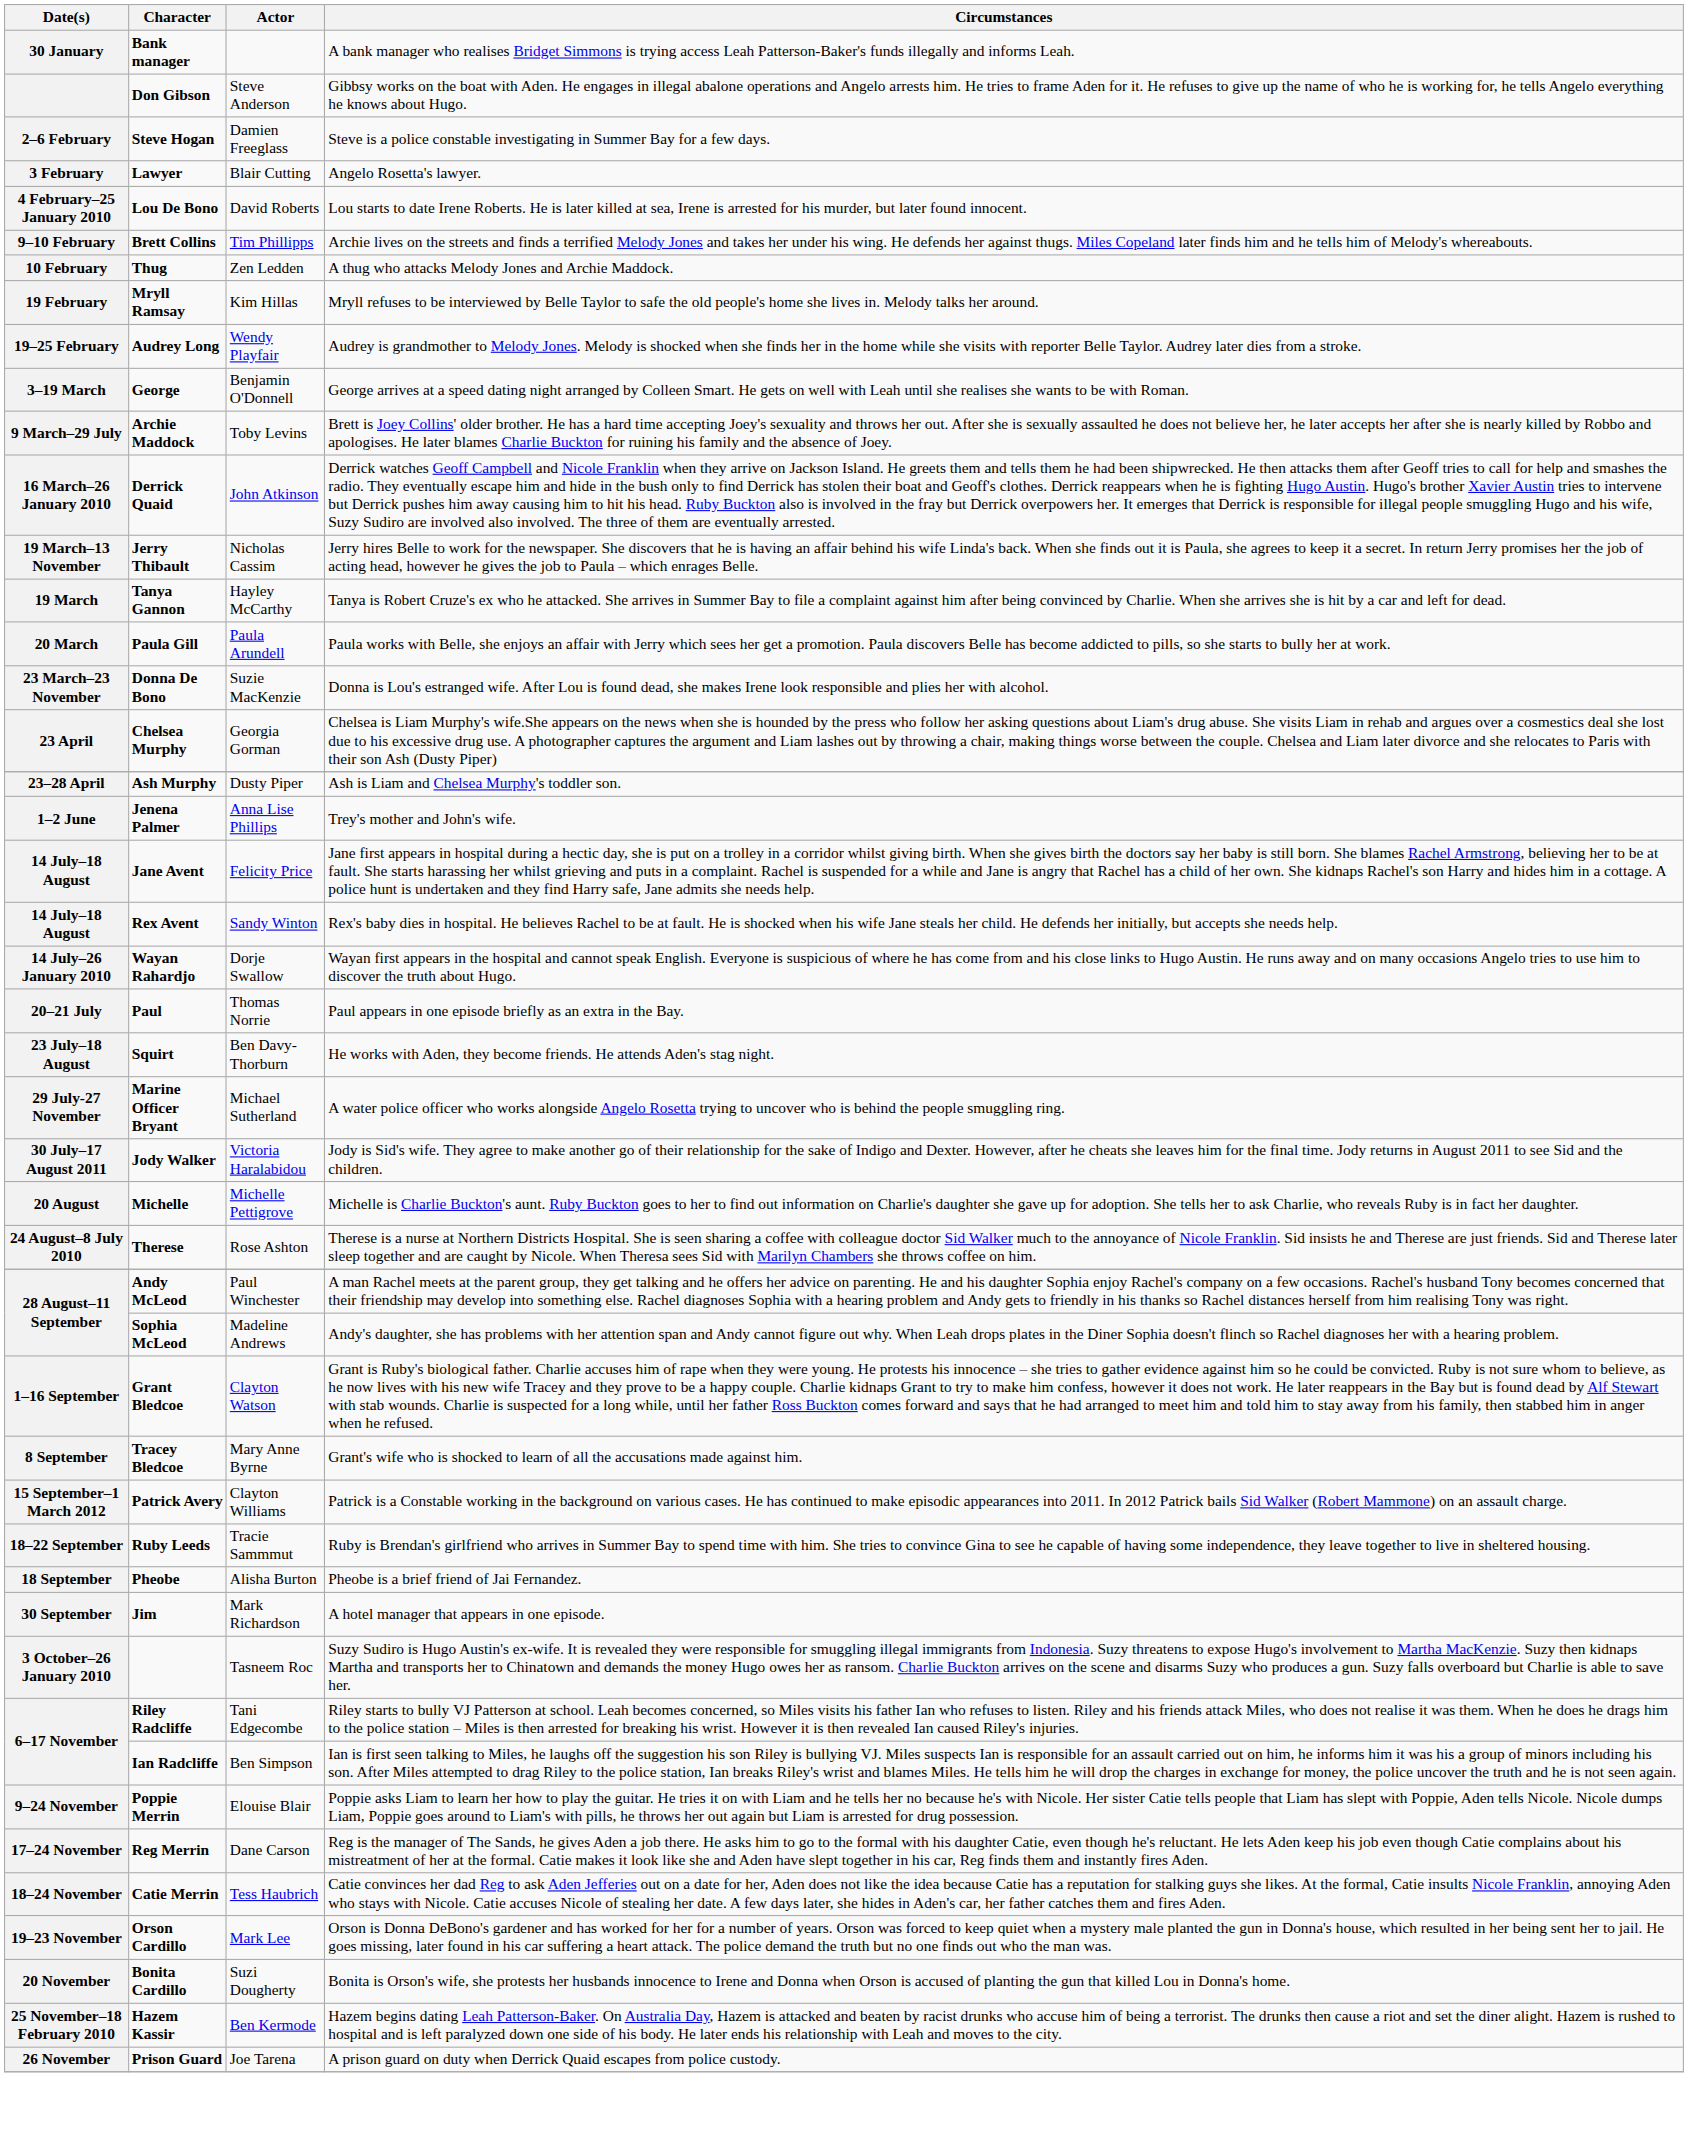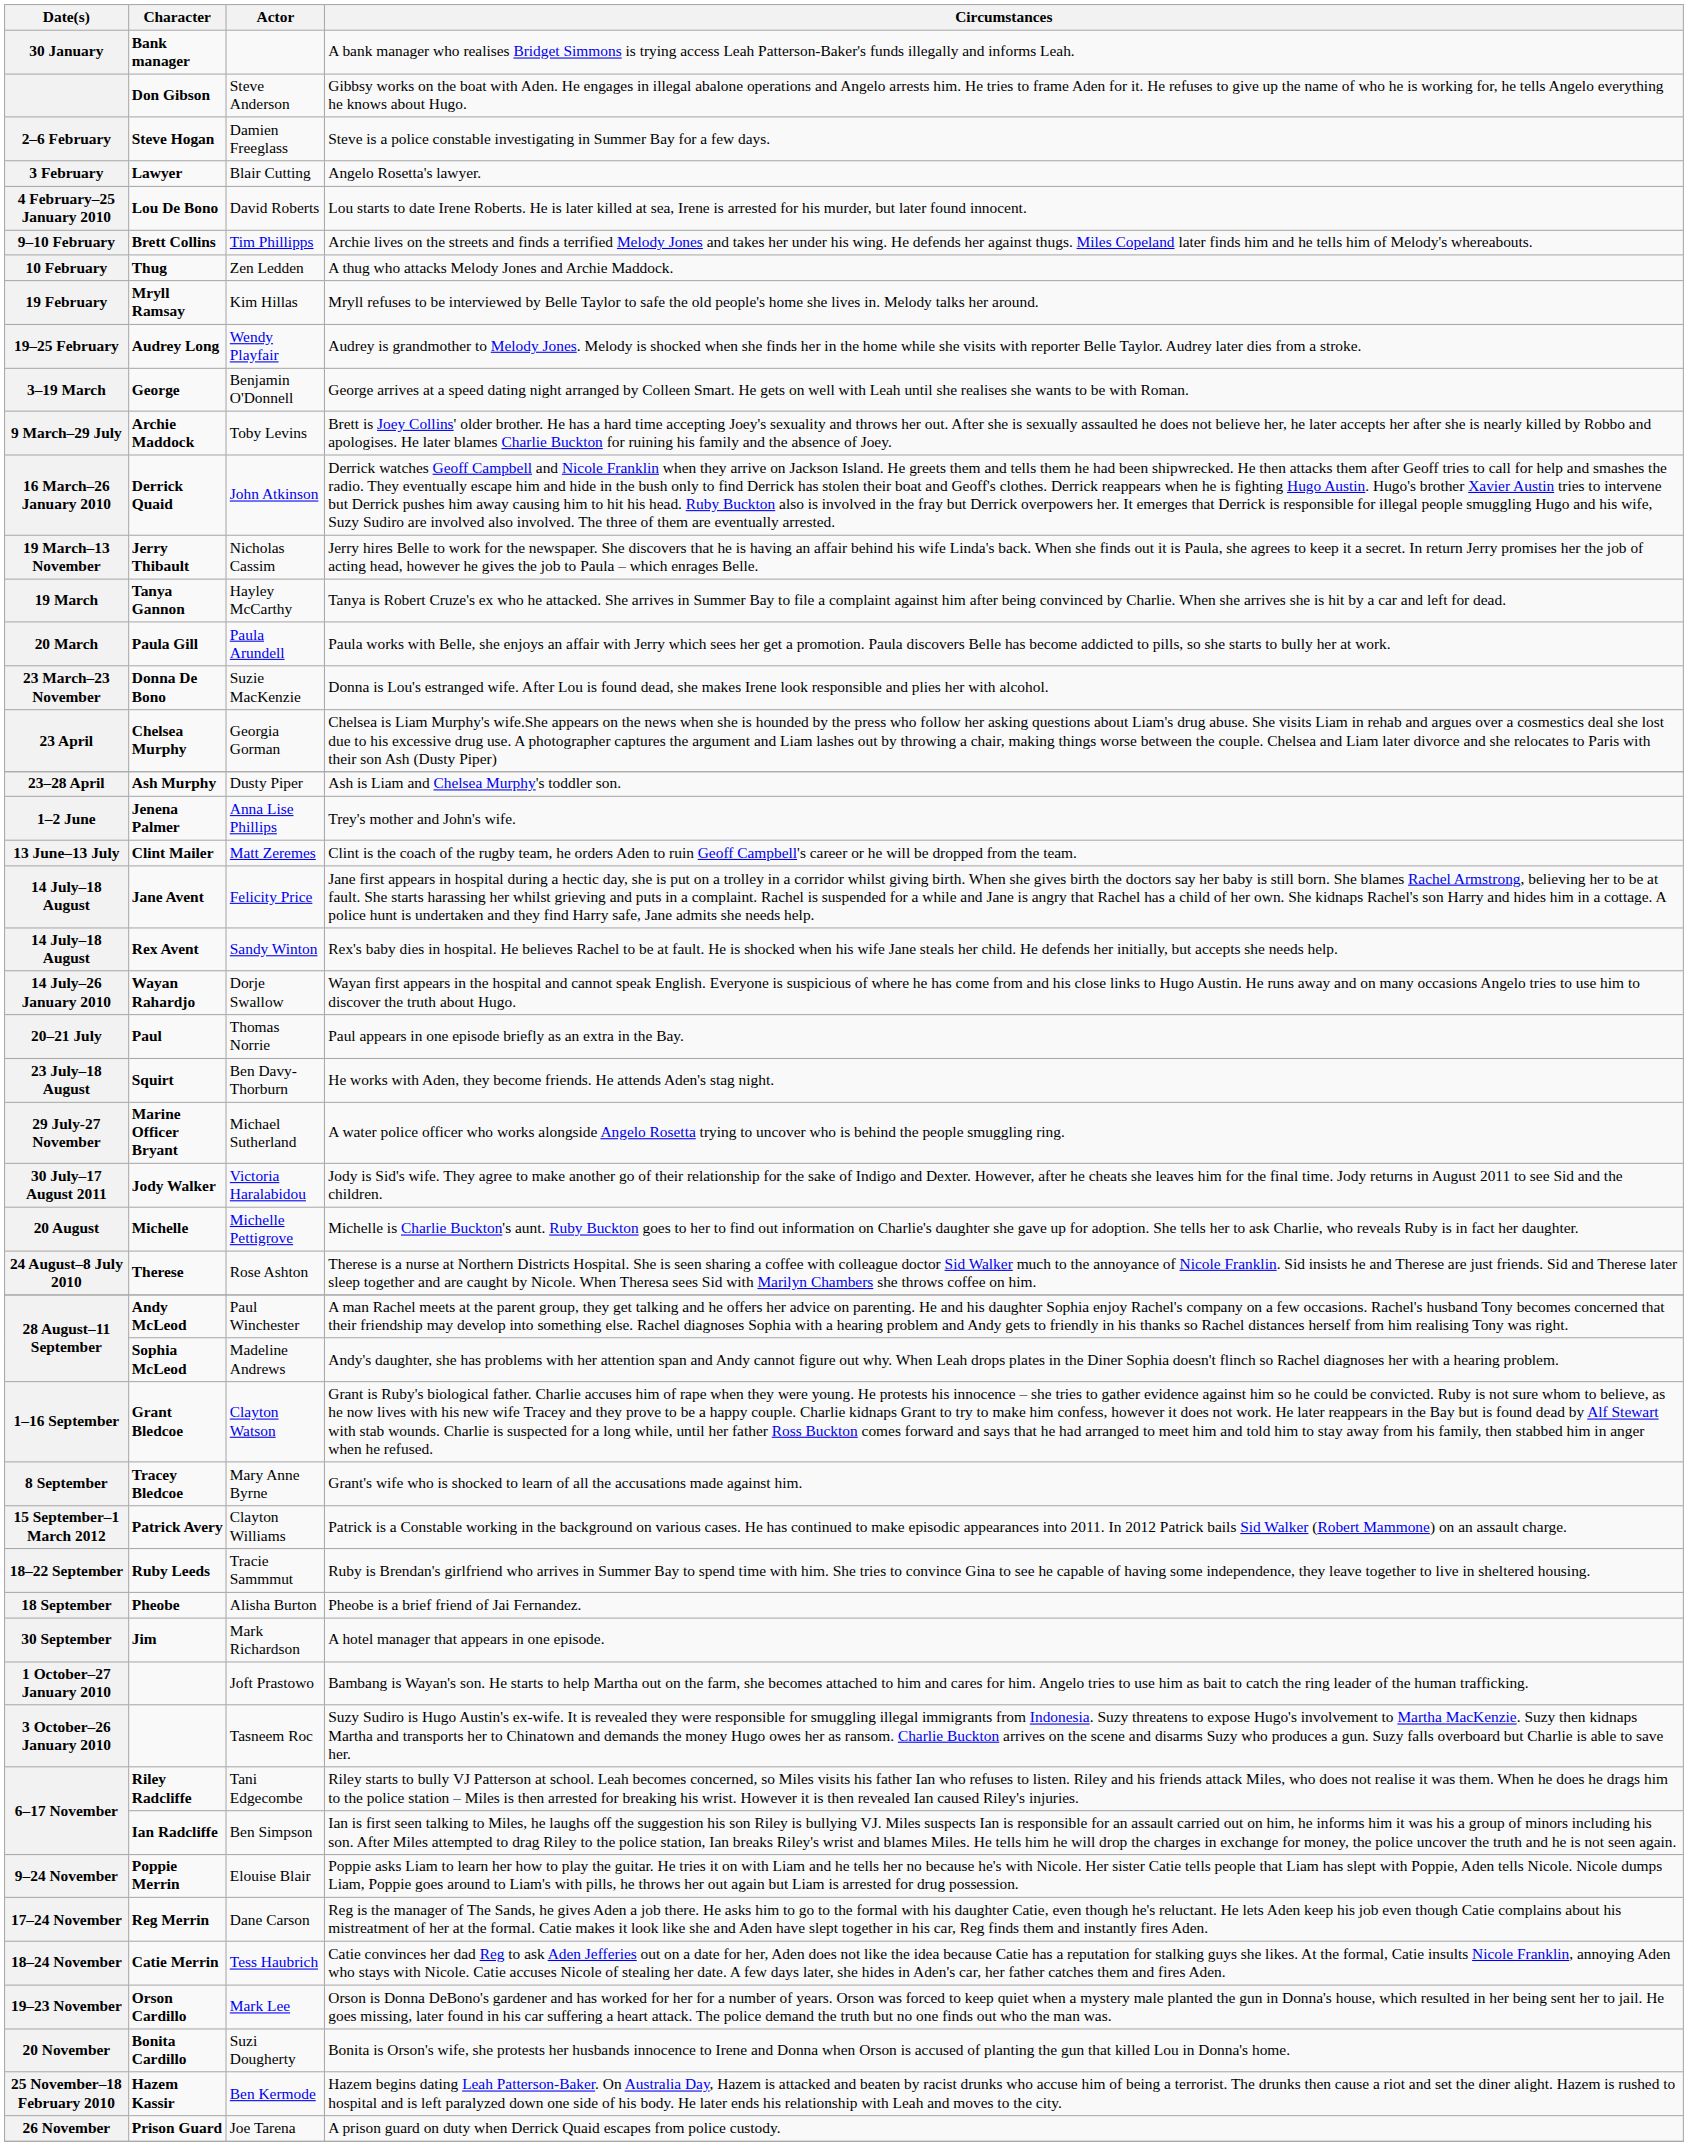+ row: (66, 853)
+ row: (66, 1683)
